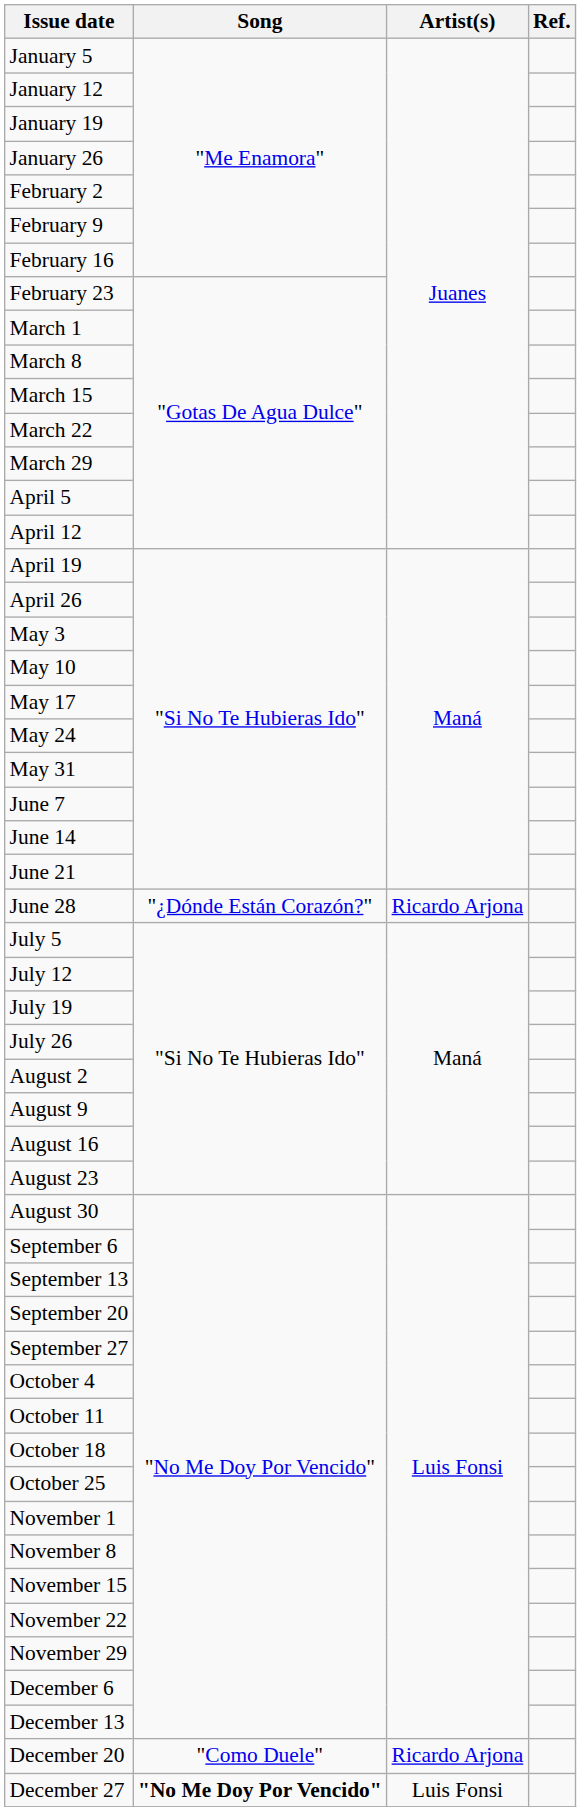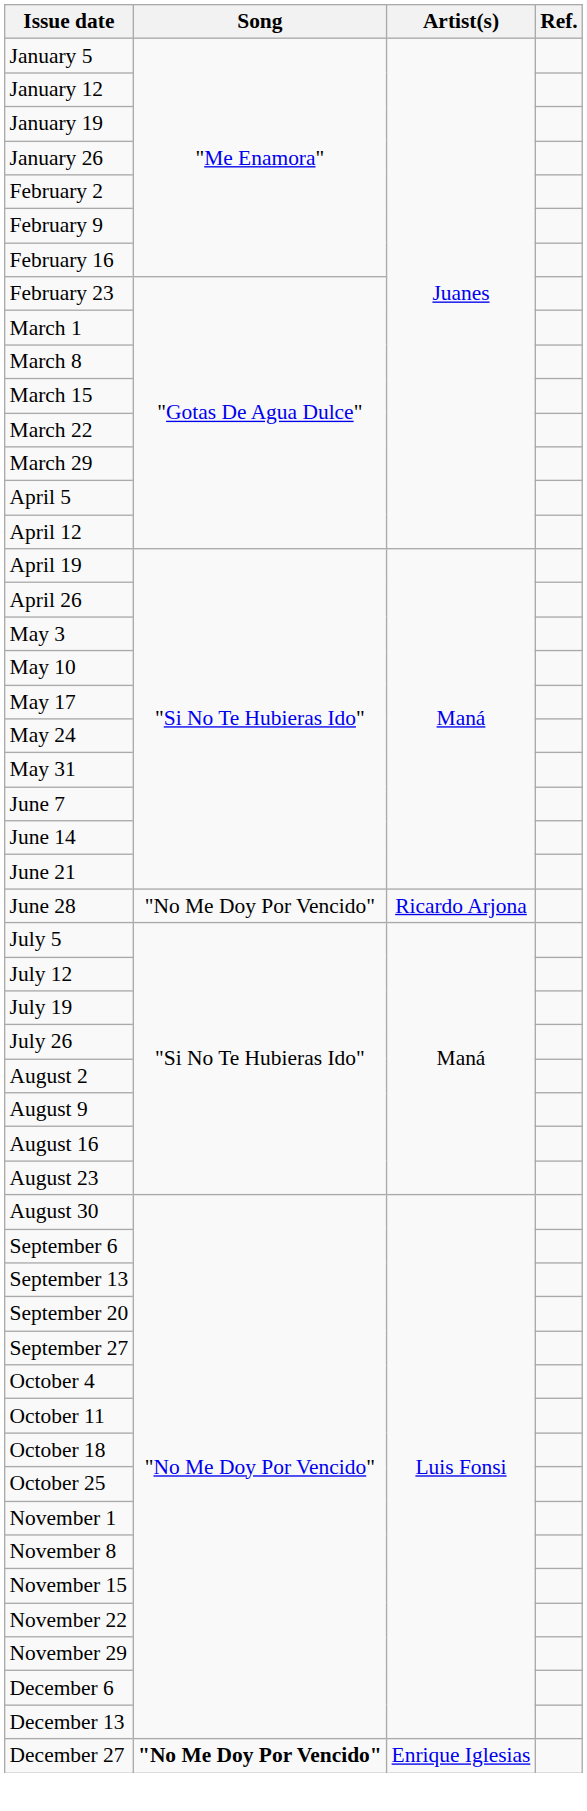(260, 905) "¿Dónde Están Corazón?" -> (260, 905) "No Me Doy Por Vencido"
- row: (67, 1755)
(457, 1789) Luis Fonsi -> (461, 1755) Enrique Iglesias
